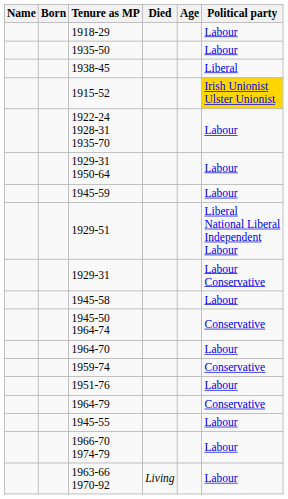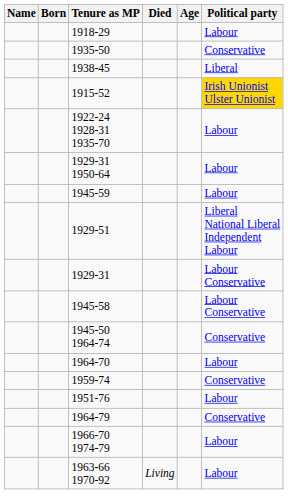(221, 50) Labour -> (235, 50) Conservative
(221, 300) Labour -> (235, 306) Labour Conservative
- row: (91, 422)
